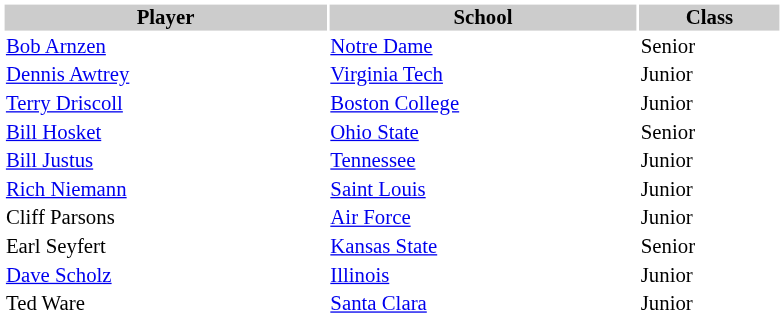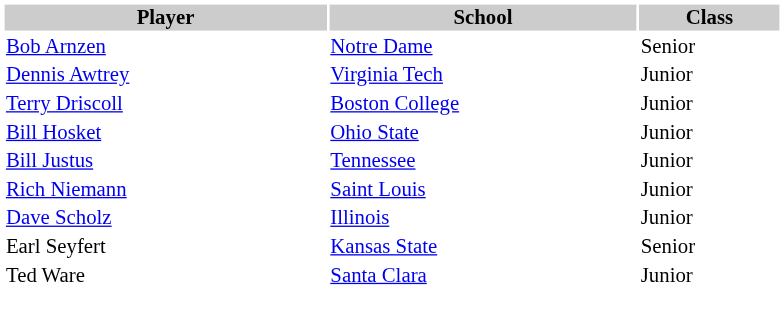(668, 131) Senior -> (667, 131) Junior
- row: (60, 217)
rows swapped: (56, 246) <-> (59, 274)
